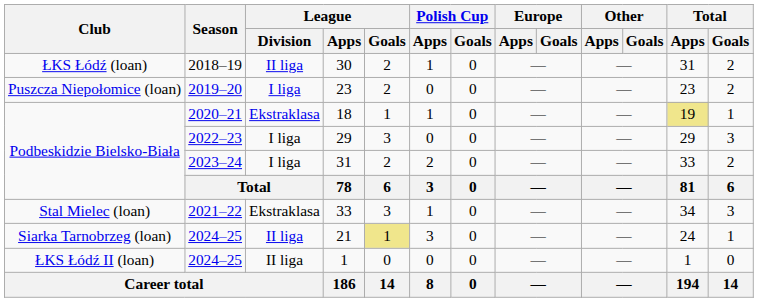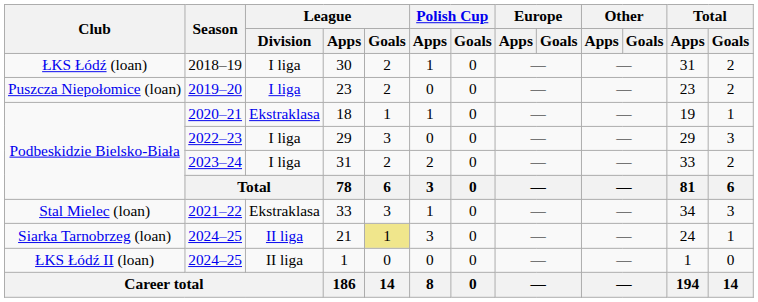(284, 65) II liga -> (284, 65) I liga
(688, 114) khaki background -> (688, 114) no background
